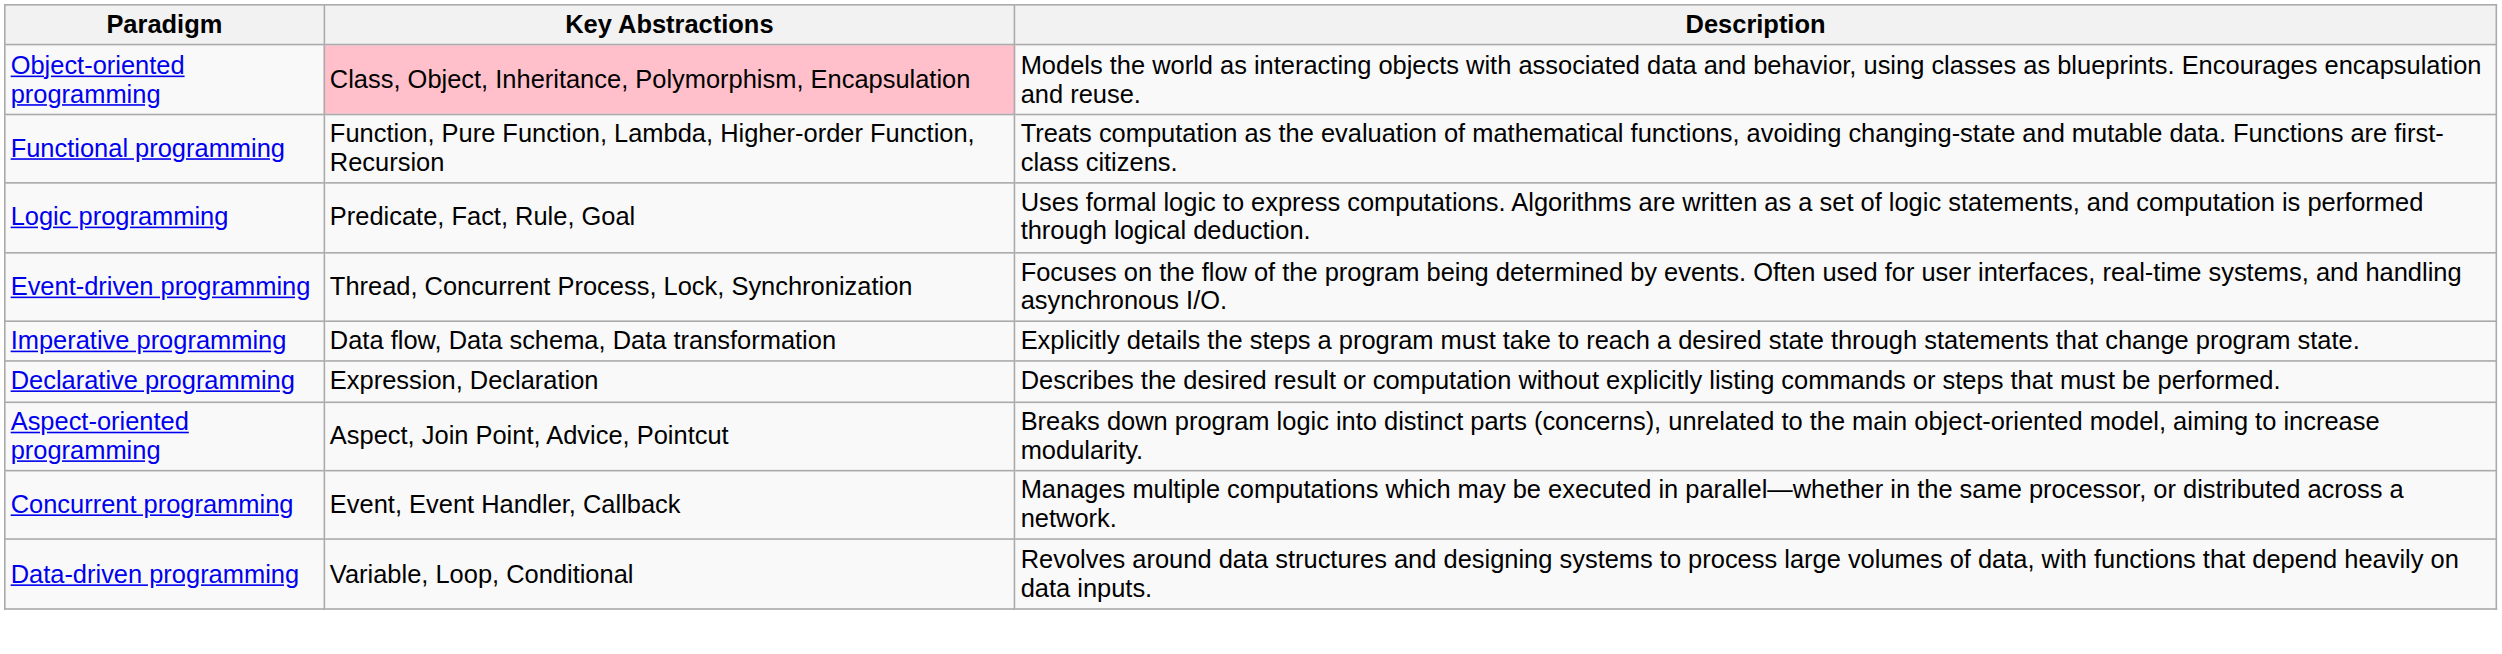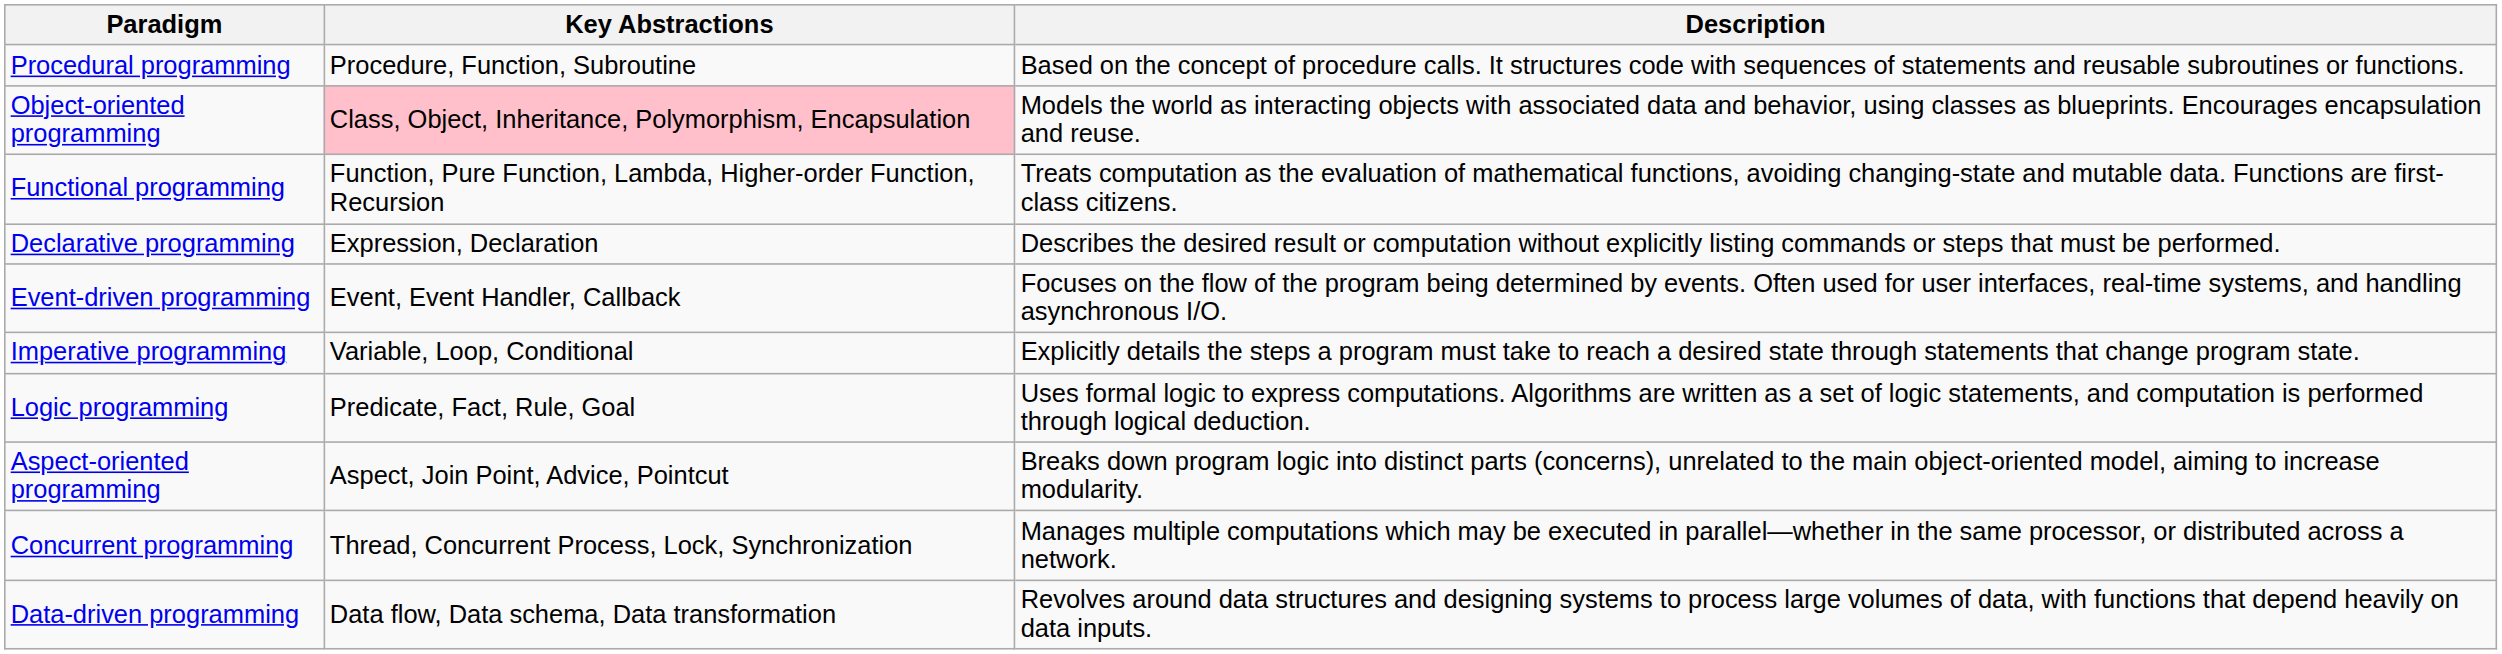+ row: (151, 65)
rows swapped: (120, 217) <-> (153, 381)
(621, 286) Thread, Concurrent Process, Lock, Synchronization -> (505, 297) Event, Event Handler, Callback
(583, 340) Data flow, Data schema, Data transformation -> (482, 352) Variable, Loop, Conditional
(505, 504) Event, Event Handler, Callback -> (621, 545) Thread, Concurrent Process, Lock, Synchronization
(482, 573) Variable, Loop, Conditional -> (583, 614) Data flow, Data schema, Data transformation
